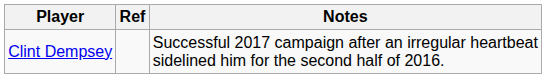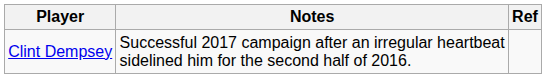columns swapped: (345, 17) <-> (132, 17)
